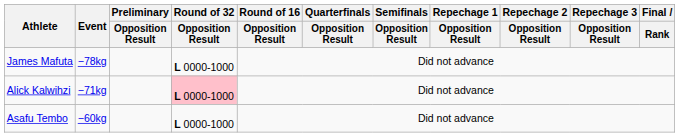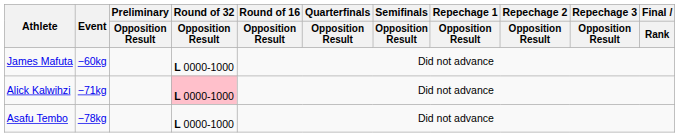(92, 62) −78kg -> (92, 62) −60kg
(92, 119) −60kg -> (92, 119) −78kg
